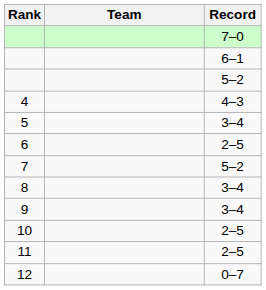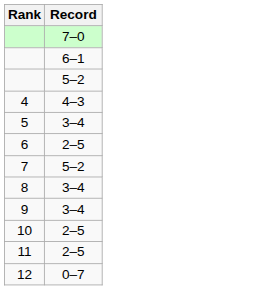- column: (124, 15)
